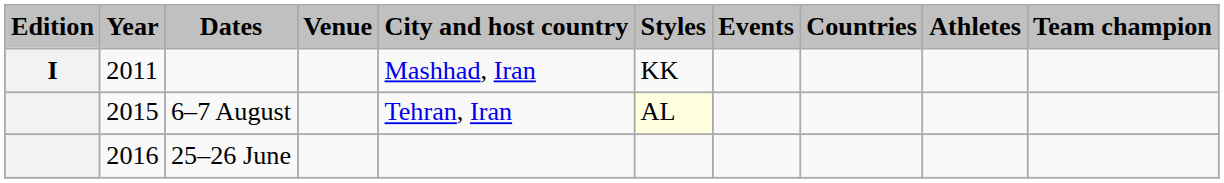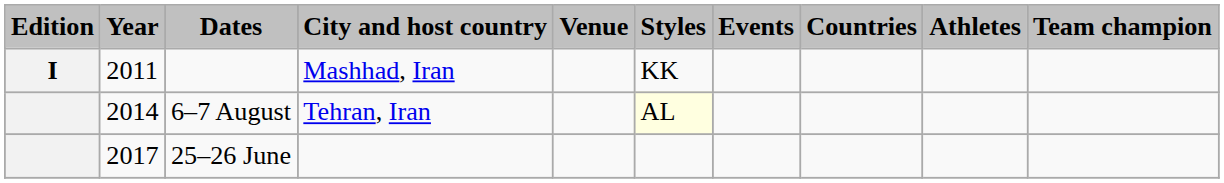columns swapped: (506, 26) <-> (338, 26)
(133, 112) 2015 -> (133, 112) 2014
(133, 156) 2016 -> (133, 156) 2017
